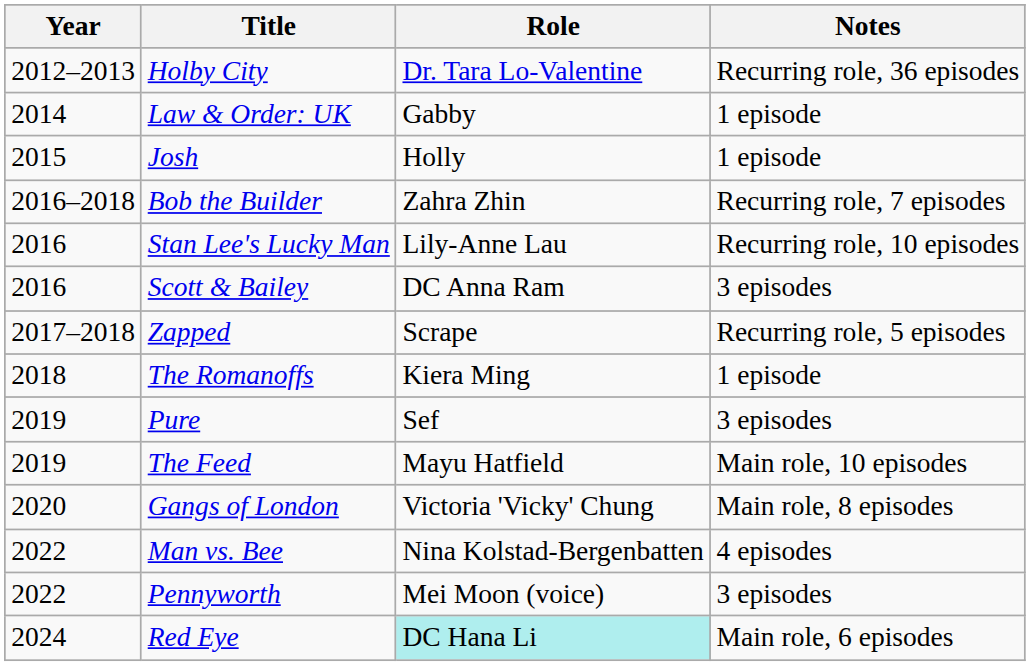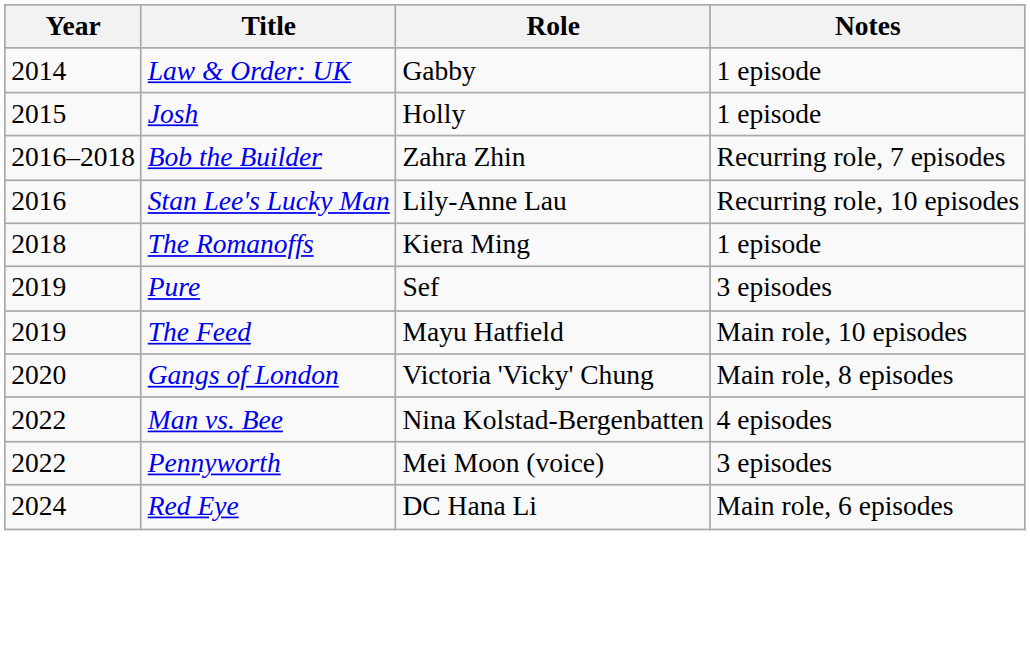- row: (208, 69)
- row: (228, 288)
- row: (189, 331)
(470, 637) paleturquoise background -> (470, 506) no background
